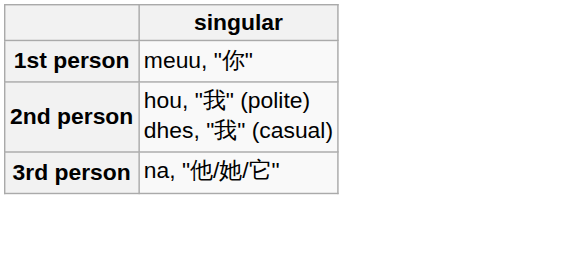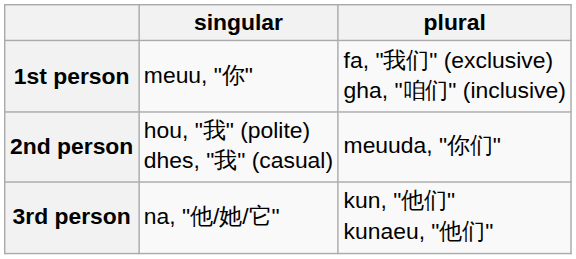+ column: (455, 22)
